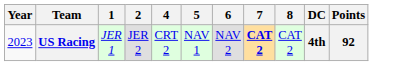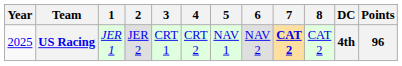+ column: (166, 14)
(20, 42) 2023 -> (20, 42) 2025
(348, 42) 92 -> (378, 42) 96
